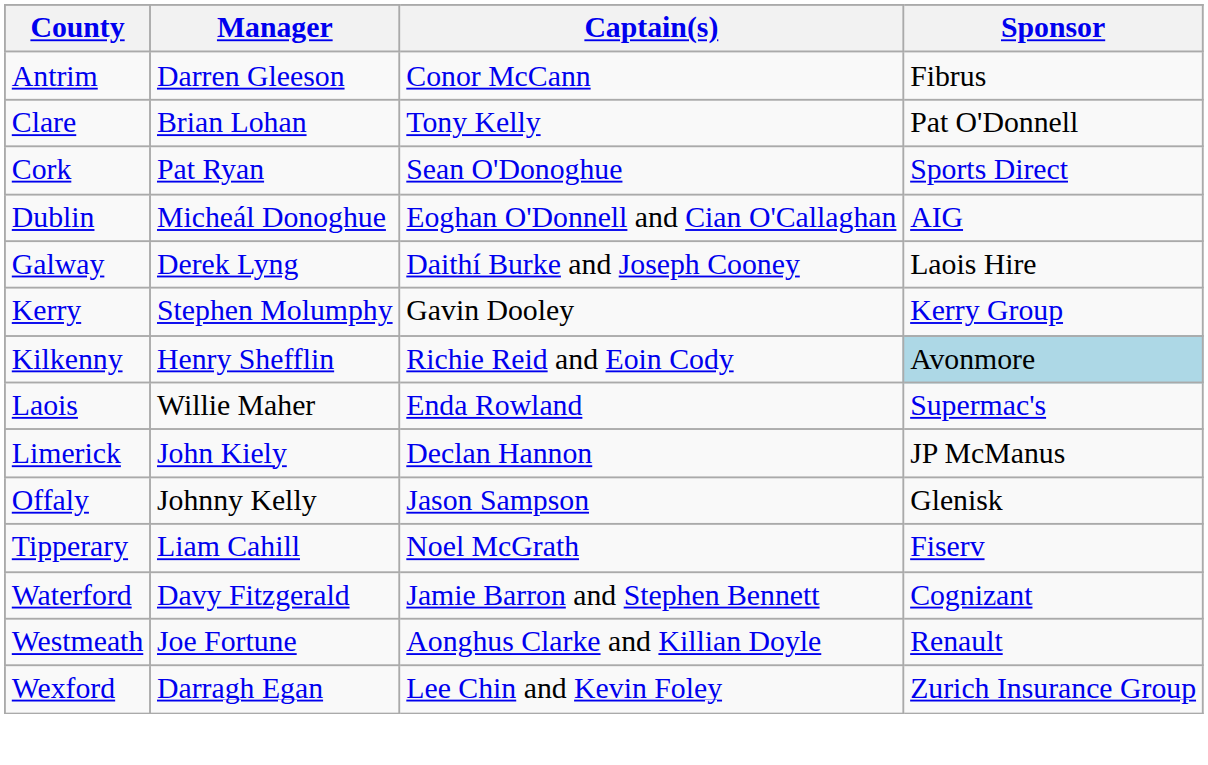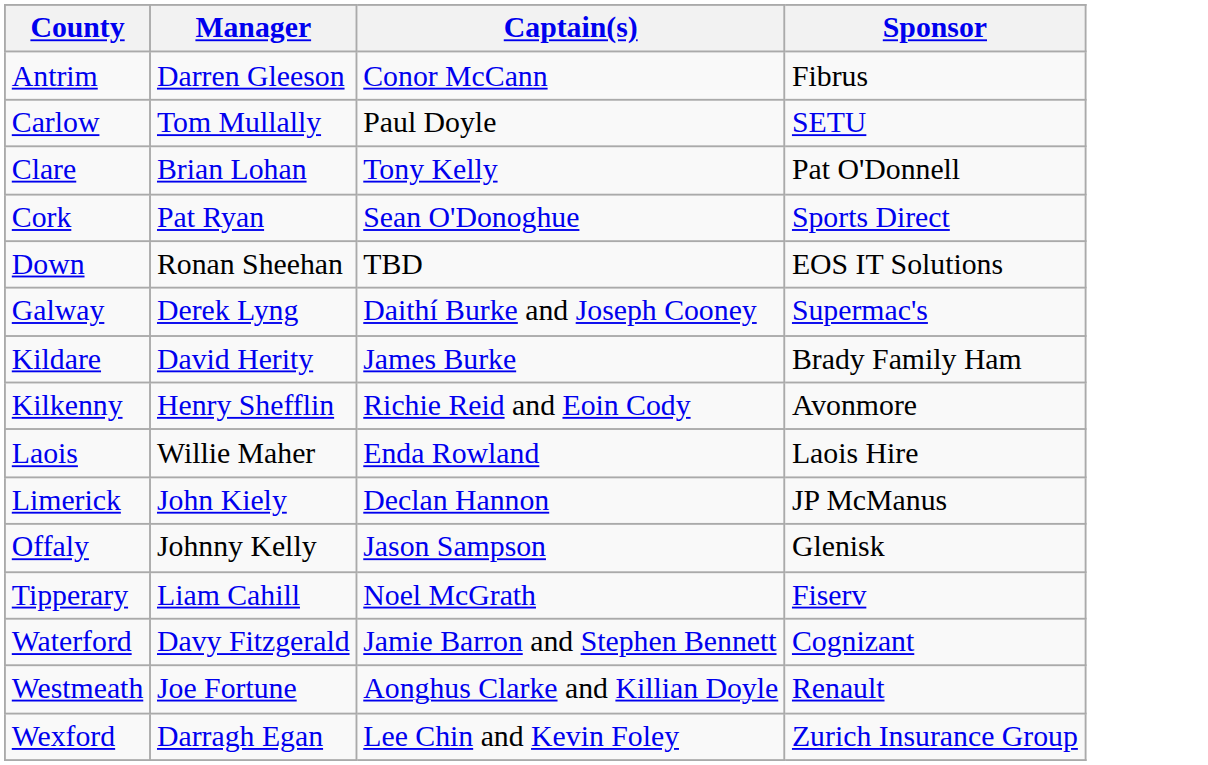+ row: (56, 122)
+ row: (48, 264)
- row: (53, 216)
(973, 264) Laois Hire -> (860, 311) Supermac's
- row: (46, 311)
+ row: (56, 358)
(973, 358) lightblue background -> (854, 405) no background
(978, 405) Supermac's -> (855, 452) Laois Hire
